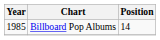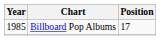(125, 27) 14 -> (125, 27) 17
